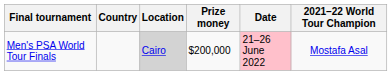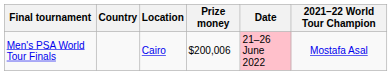(154, 51) lightgrey background -> (154, 51) no background
(209, 51) $200,000 -> (209, 51) $200,006
